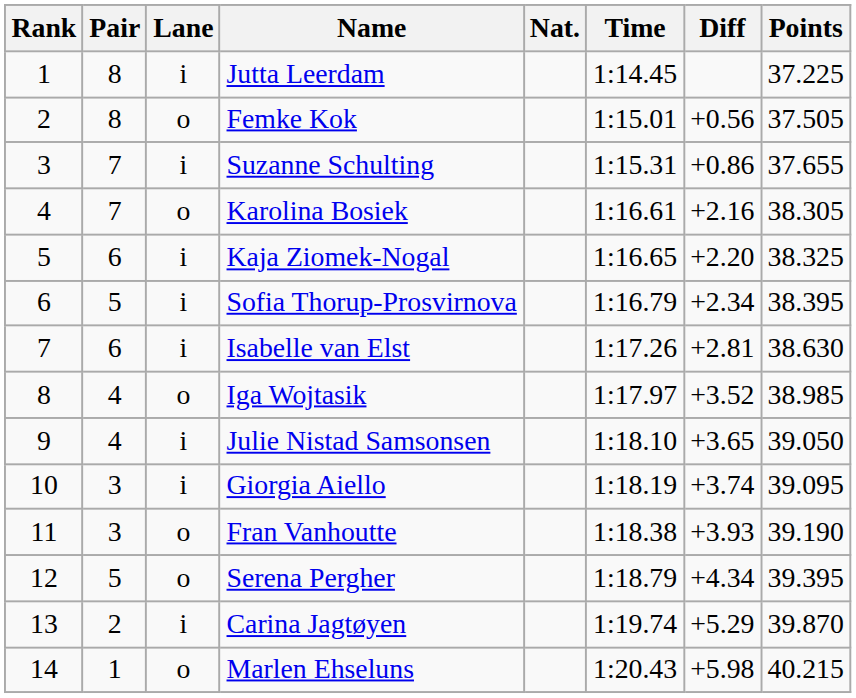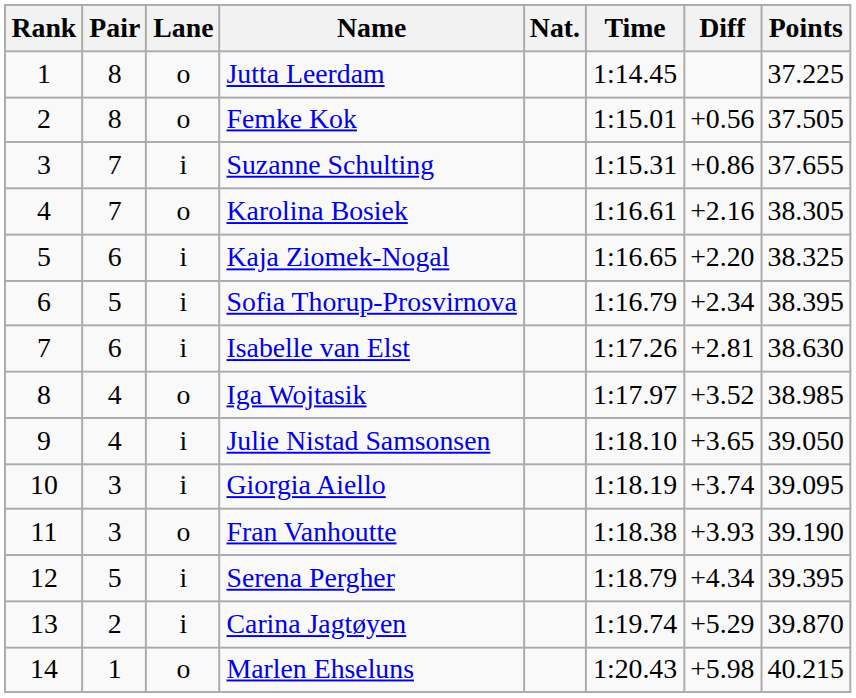(183, 73) i -> (183, 73) o
(183, 577) o -> (183, 577) i
